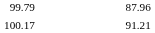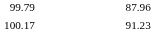(138, 25) 91.21 -> (138, 25) 91.23
